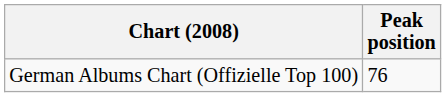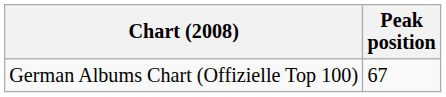(378, 75) 76 -> (378, 75) 67
